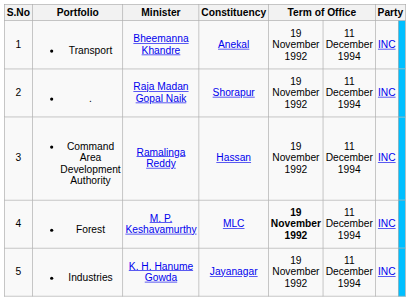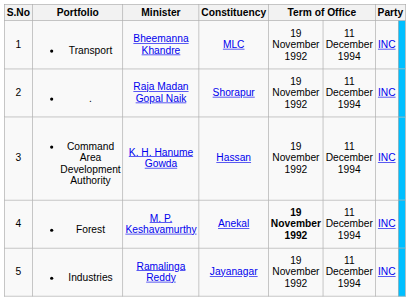(234, 44) Anekal -> (234, 44) MLC
(161, 158) Ramalinga Reddy -> (161, 158) K. H. Hanume Gowda
(234, 224) MLC -> (234, 224) Anekal
(161, 272) K. H. Hanume Gowda -> (161, 272) Ramalinga Reddy
